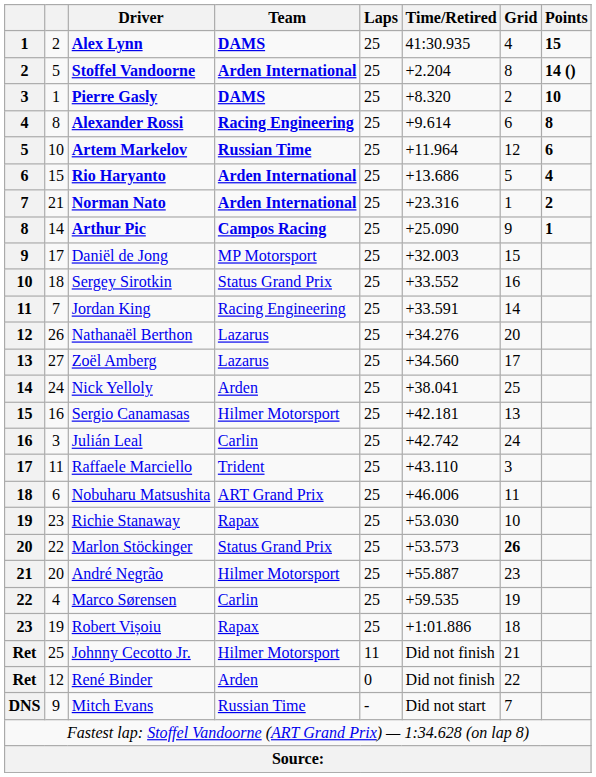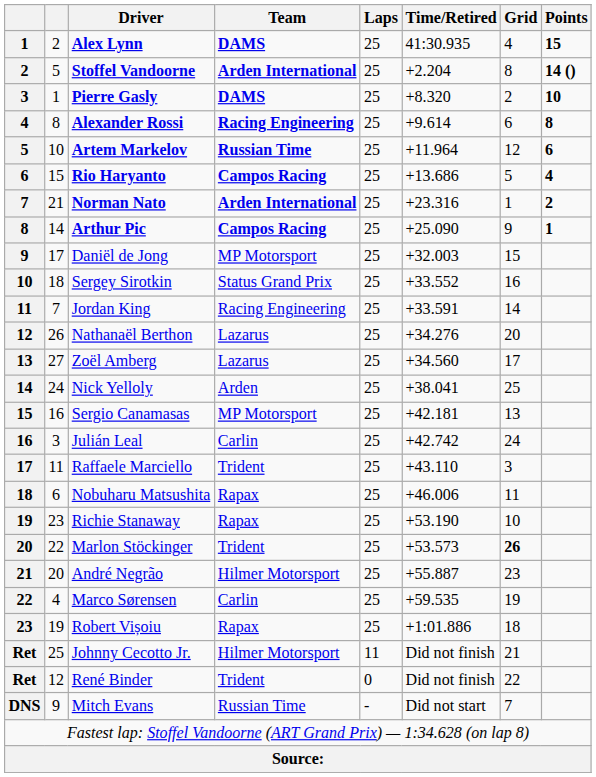(287, 176) Arden International -> (272, 176) Campos Racing
(279, 414) Hilmer Motorsport -> (267, 414) MP Motorsport
(271, 493) ART Grand Prix -> (238, 493) Rapax
(432, 520) +53.030 -> (432, 520) +53.190
(275, 546) Status Grand Prix -> (241, 546) Trident
(238, 679) Arden -> (241, 679) Trident
